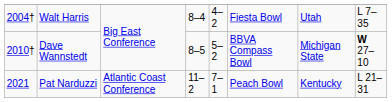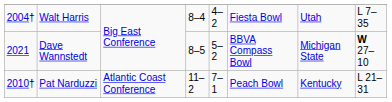(21, 51) 2010† -> (18, 51) 2021
(18, 84) 2021 -> (21, 84) 2010†
